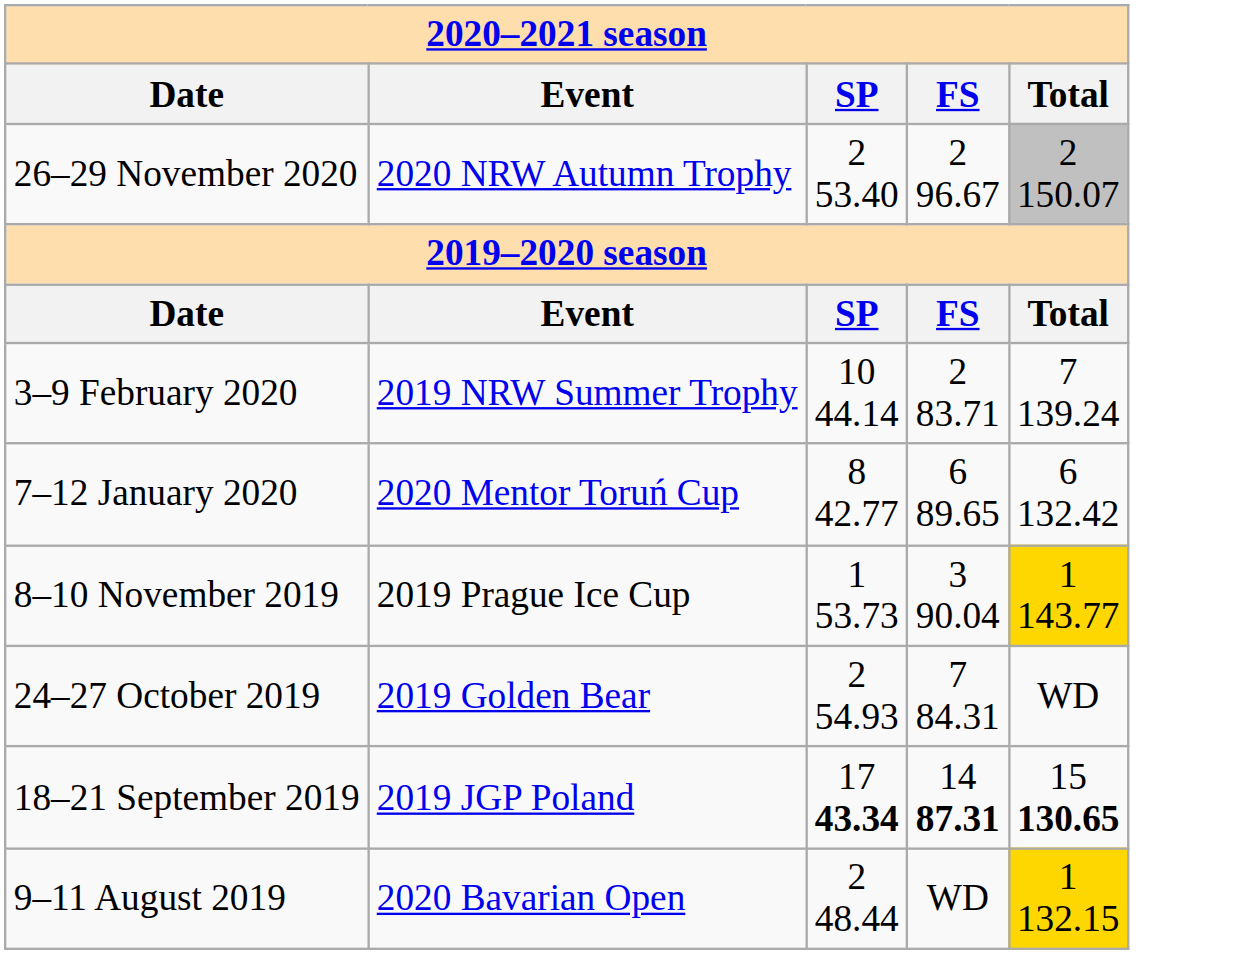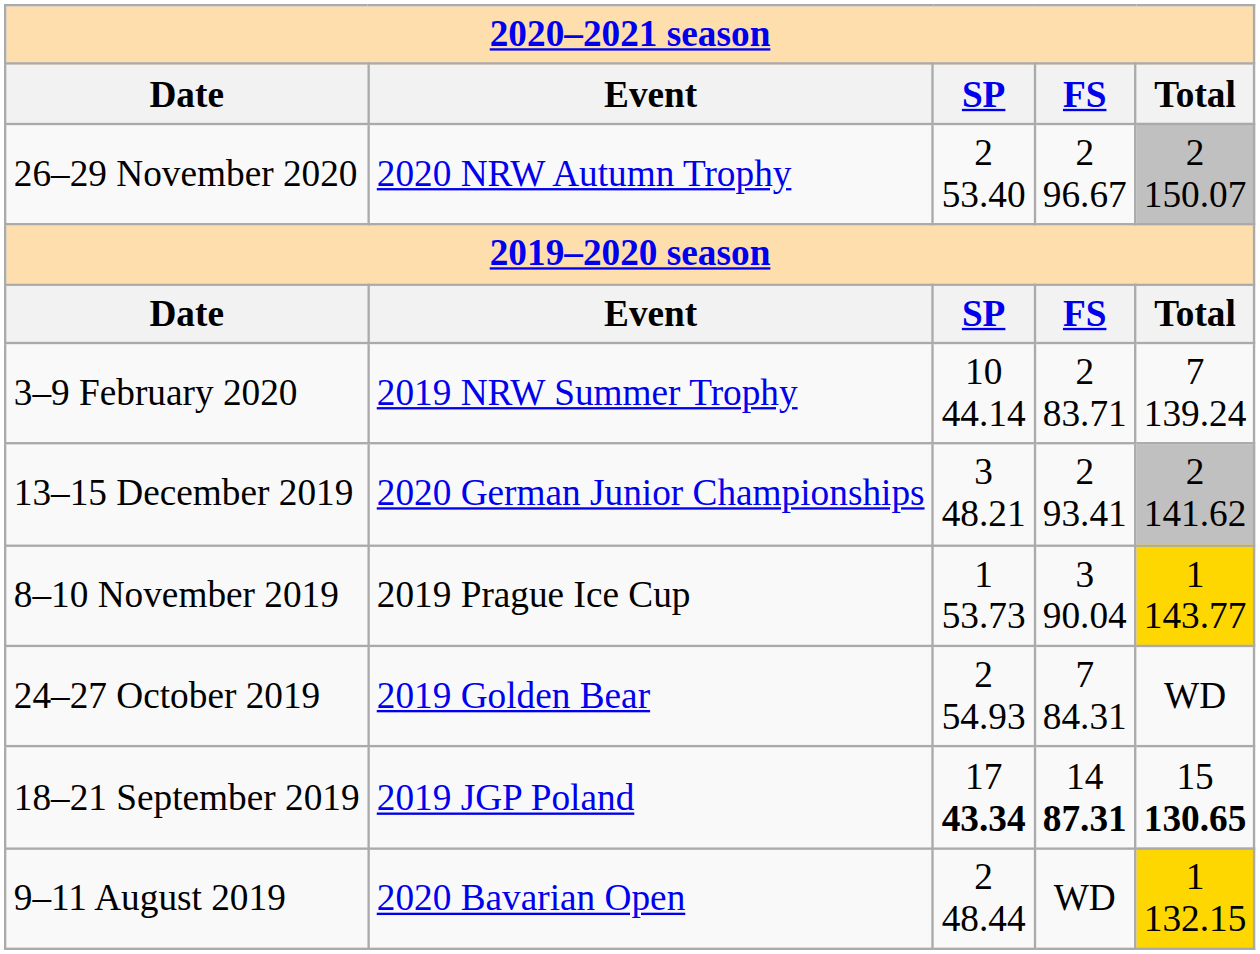- row: (156, 493)
+ row: (184, 493)
